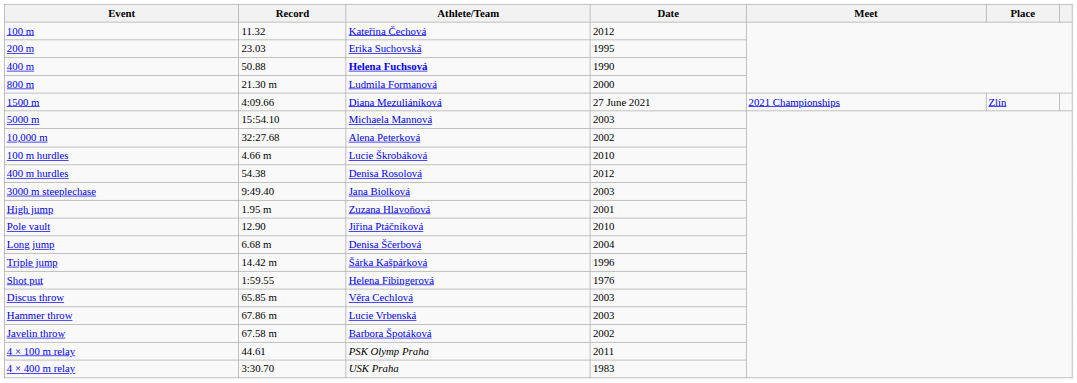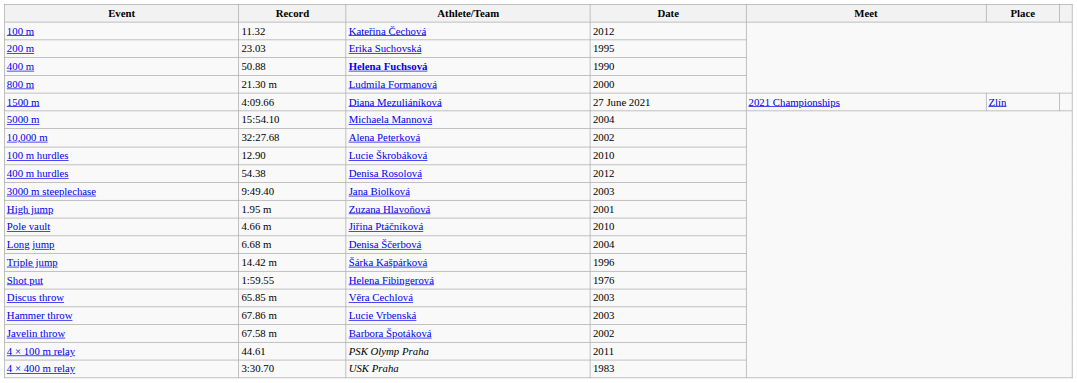(604, 120) 2003 -> (604, 120) 2004
(256, 155) 4.66 m -> (254, 155) 12.90
(254, 227) 12.90 -> (256, 227) 4.66 m
